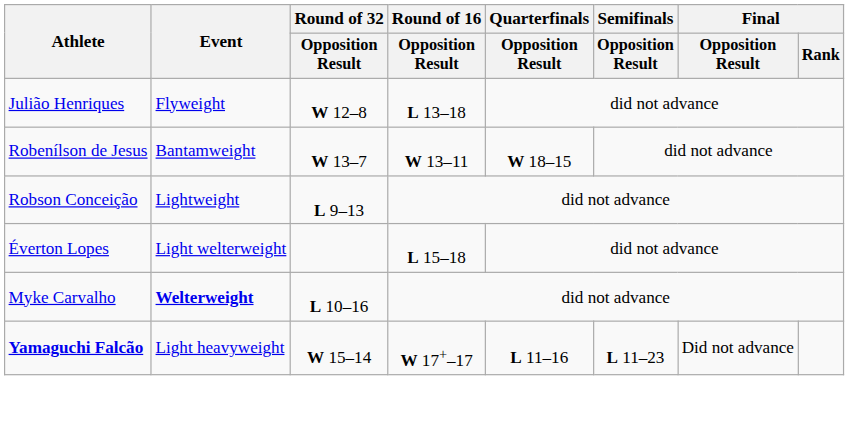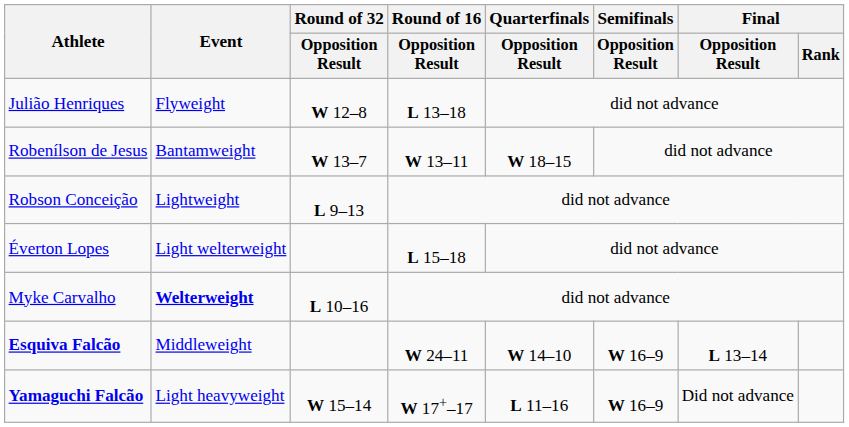+ row: (65, 345)
(635, 358) L 11–23 -> (635, 406) W 16–9
